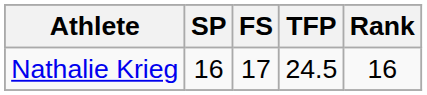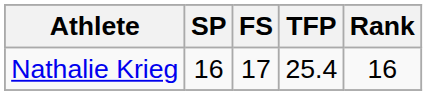(311, 68) 24.5 -> (311, 68) 25.4
